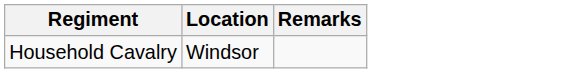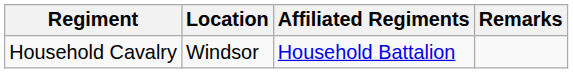+ column: (374, 20)
